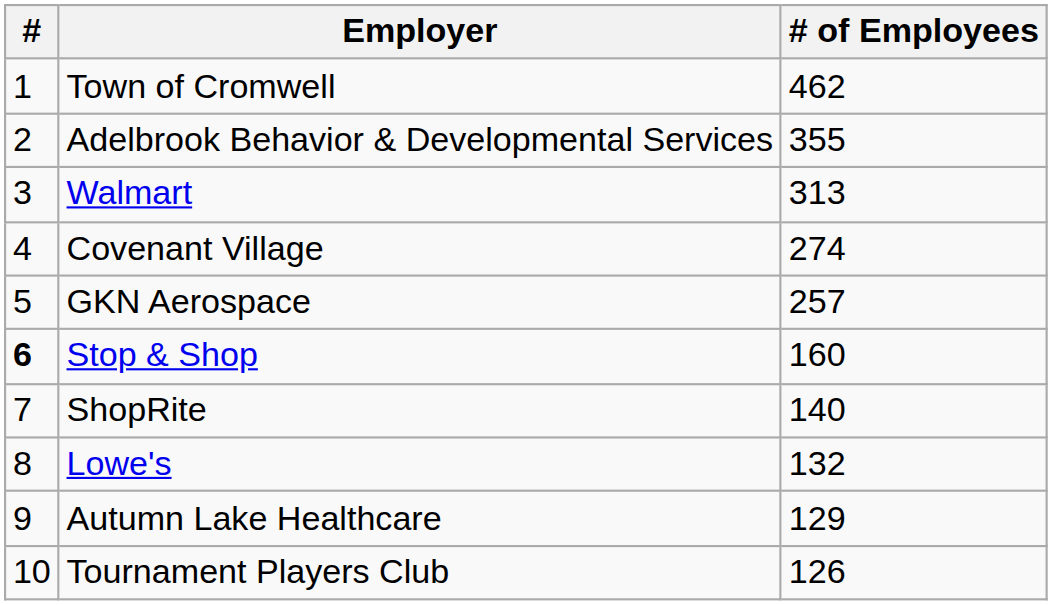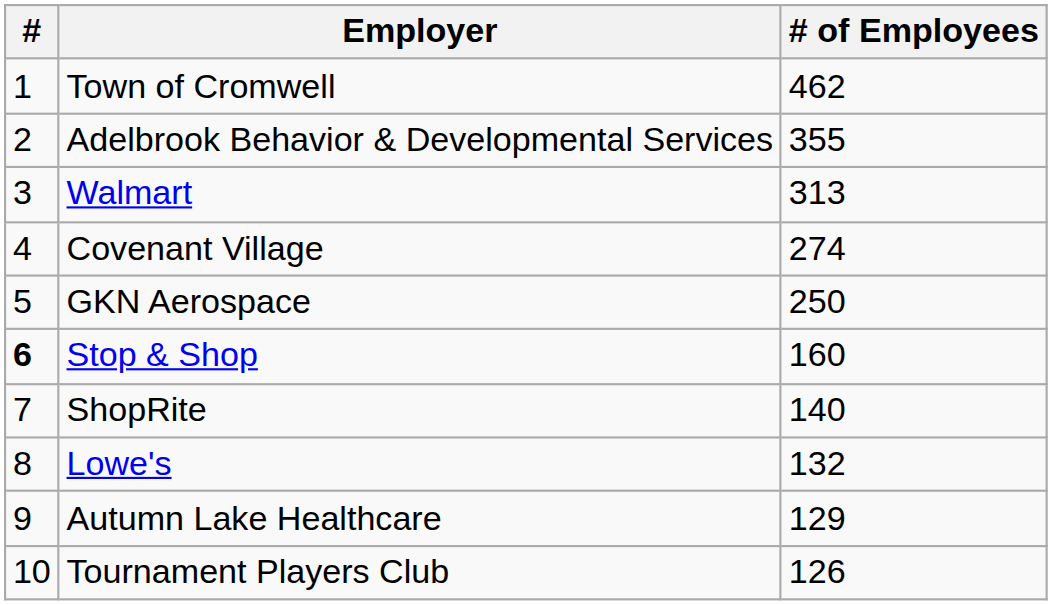(817, 301) 257 -> (817, 301) 250
